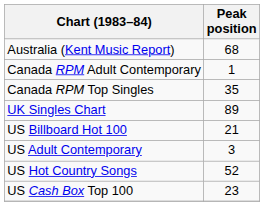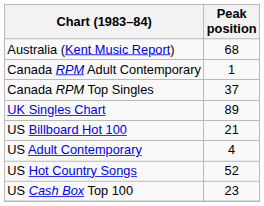(232, 89) 35 -> (232, 89) 37
(232, 150) 3 -> (232, 150) 4
